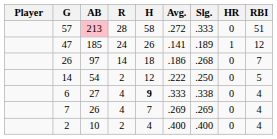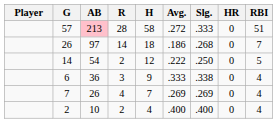- row: (67, 45)
(94, 93) 27 -> (94, 77) 36
(122, 93) 4 -> (122, 77) 3
(149, 93) bold -> (149, 77) normal
